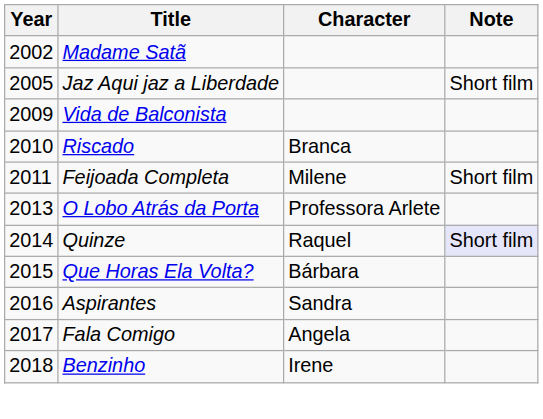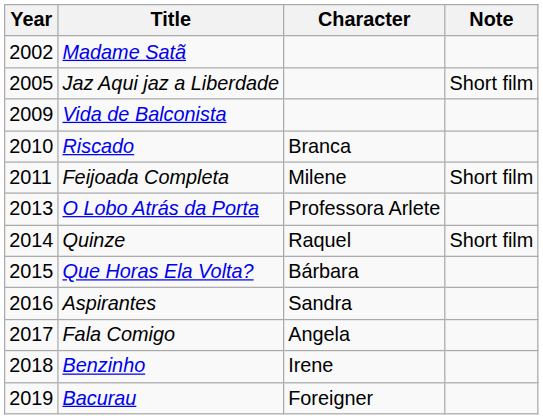(491, 240) lavender background -> (491, 240) no background
+ row: (99, 397)
